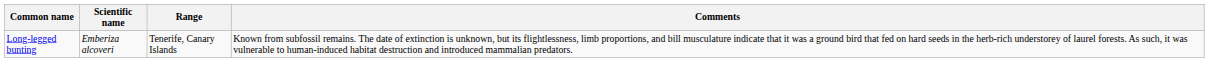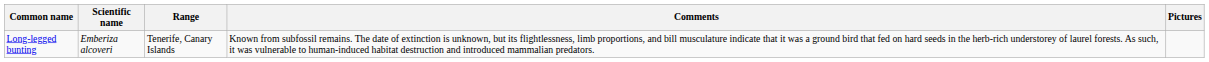+ column: (1185, 17)
